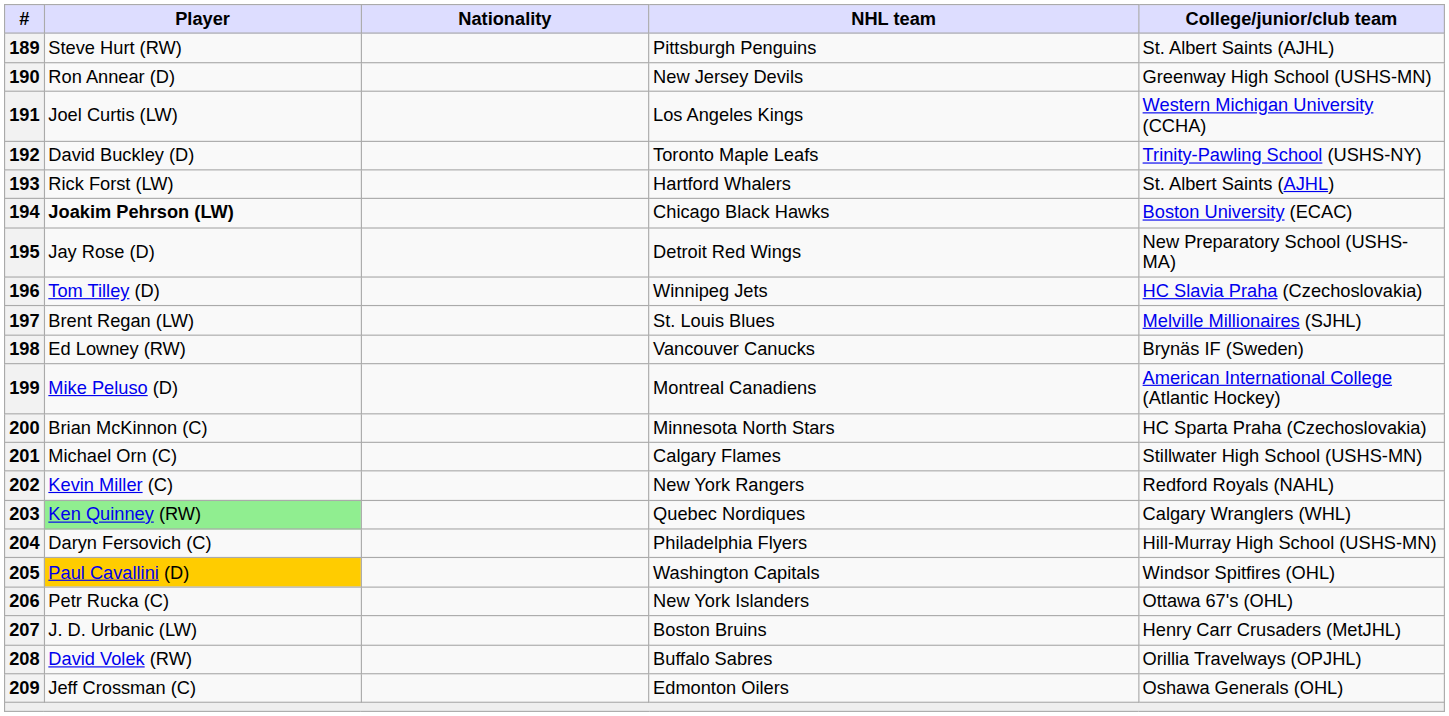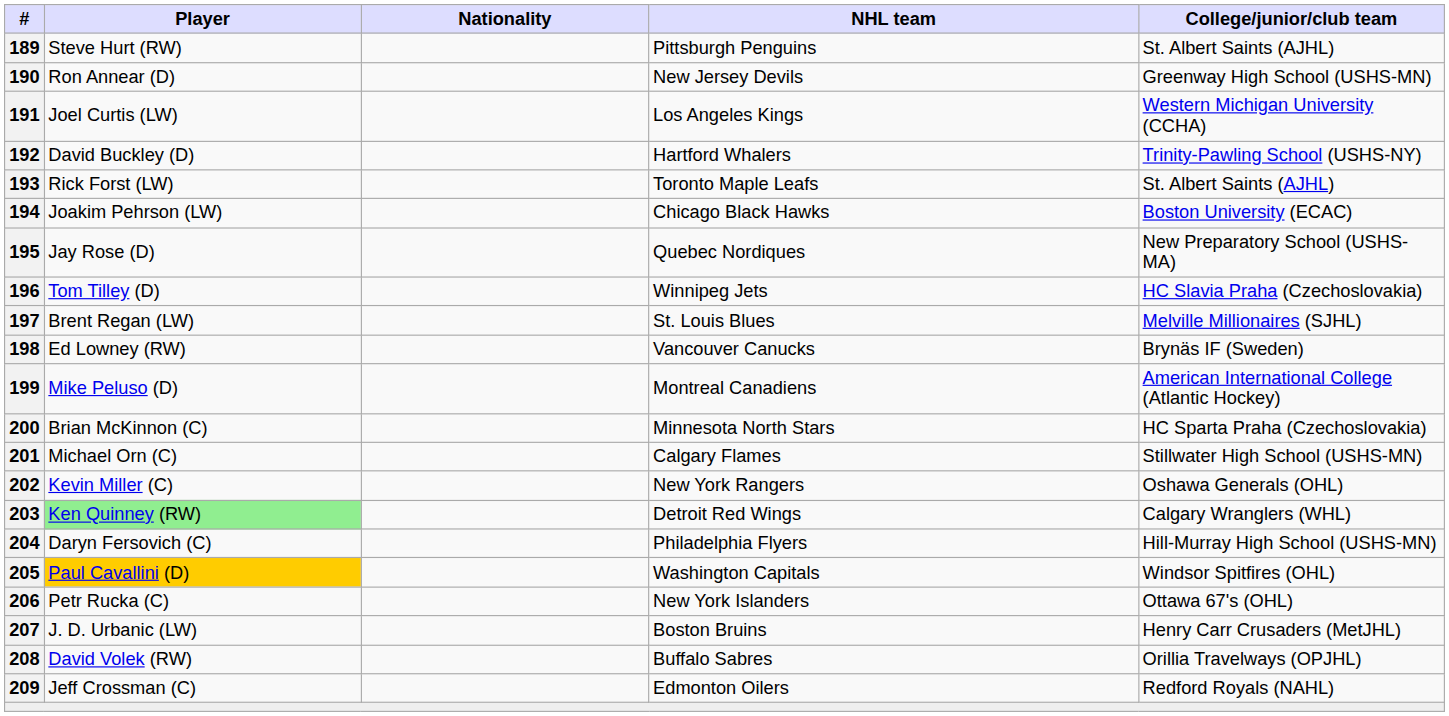(736, 155) Toronto Maple Leafs -> (722, 155) Hartford Whalers
(722, 184) Hartford Whalers -> (736, 184) Toronto Maple Leafs
(141, 213) bold -> (135, 213) normal
(727, 252) Detroit Red Wings -> (729, 252) Quebec Nordiques
(1238, 485) Redford Royals (NAHL) -> (1243, 485) Oshawa Generals (OHL)
(729, 514) Quebec Nordiques -> (727, 514) Detroit Red Wings
(1243, 688) Oshawa Generals (OHL) -> (1238, 688) Redford Royals (NAHL)
